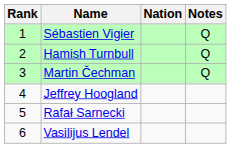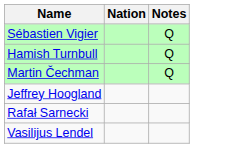- column: (23, 14)
